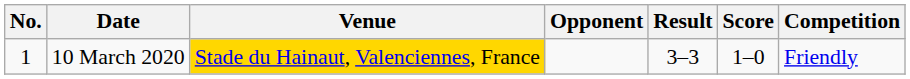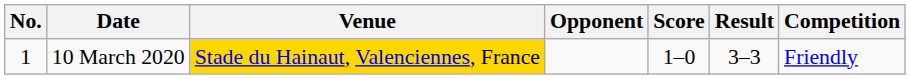columns swapped: (748, 21) <-> (683, 21)
